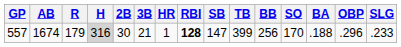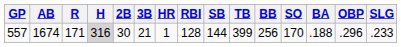(75, 33) 179 -> (75, 33) 171
(191, 33) bold -> (191, 33) normal
(217, 33) 147 -> (217, 33) 144
